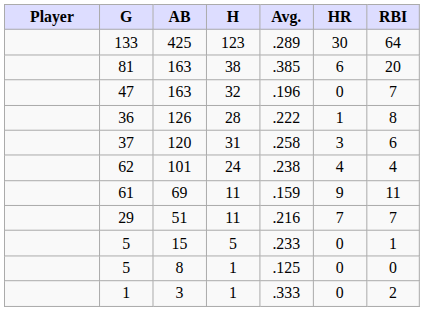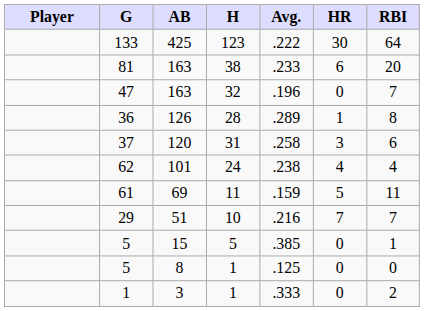(286, 42) .289 -> (286, 42) .222
(286, 67) .385 -> (286, 67) .233
(286, 117) .222 -> (286, 117) .289
(340, 192) 9 -> (340, 192) 5
(233, 218) 11 -> (233, 218) 10
(286, 243) .233 -> (286, 243) .385
